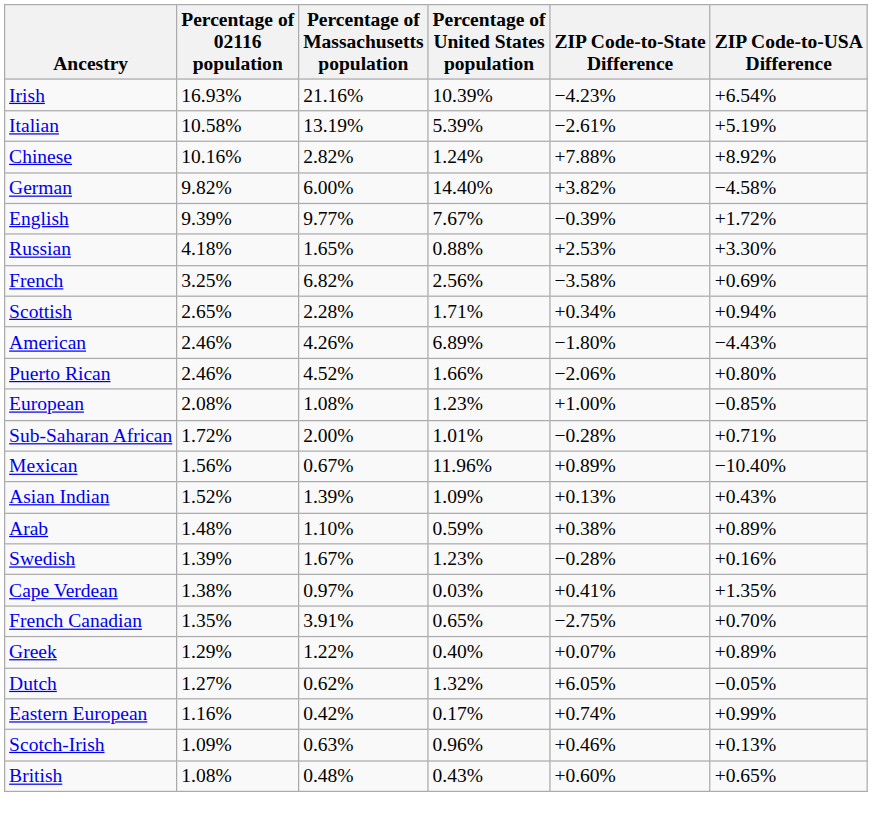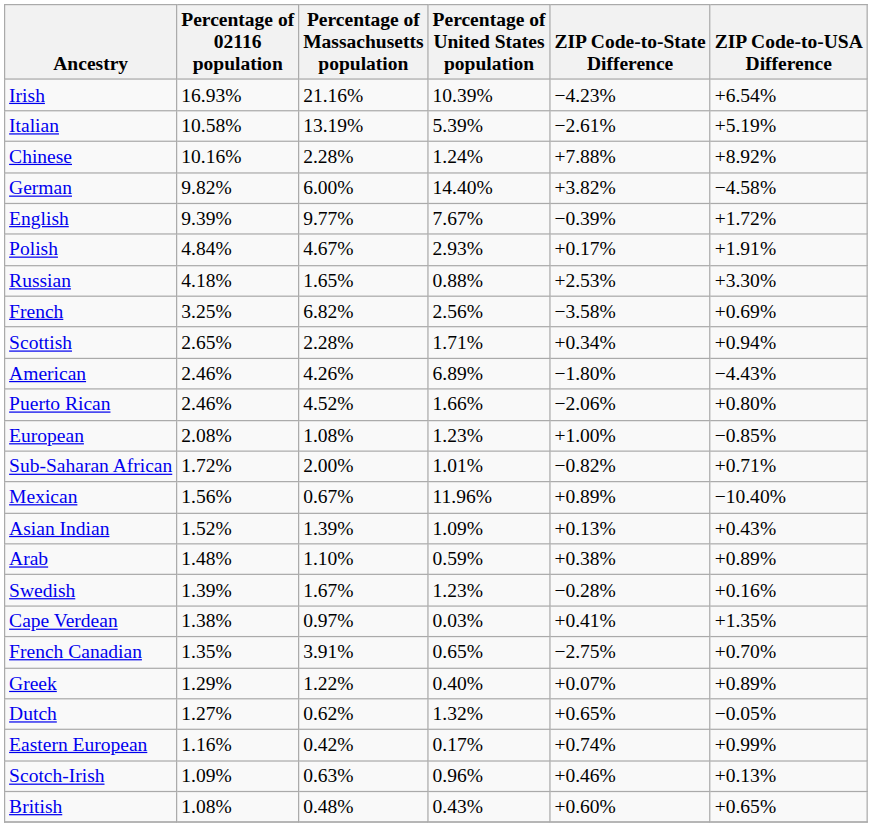(328, 156) 2.82% -> (328, 156) 2.28%
+ row: (34, 249)
(585, 435) −0.28% -> (585, 466) −0.82%
(585, 683) +6.05% -> (585, 714) +0.65%
